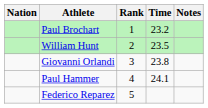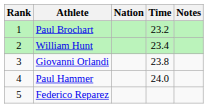columns swapped: (132, 12) <-> (22, 12)
(160, 45) 23.5 -> (160, 45) 23.4
(160, 78) 24.1 -> (160, 78) 24.0
